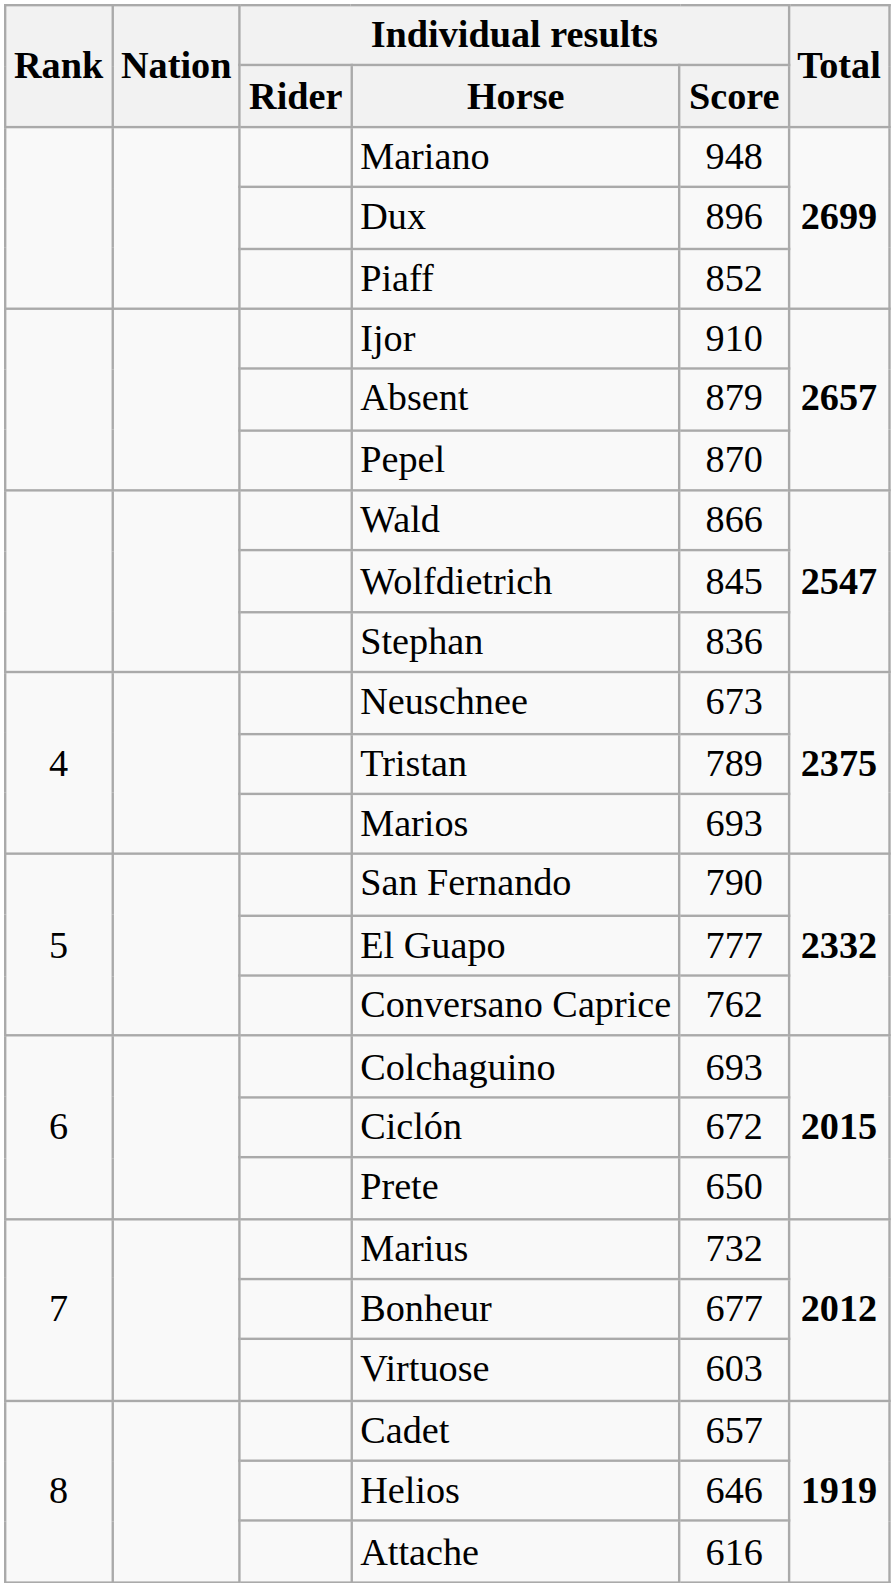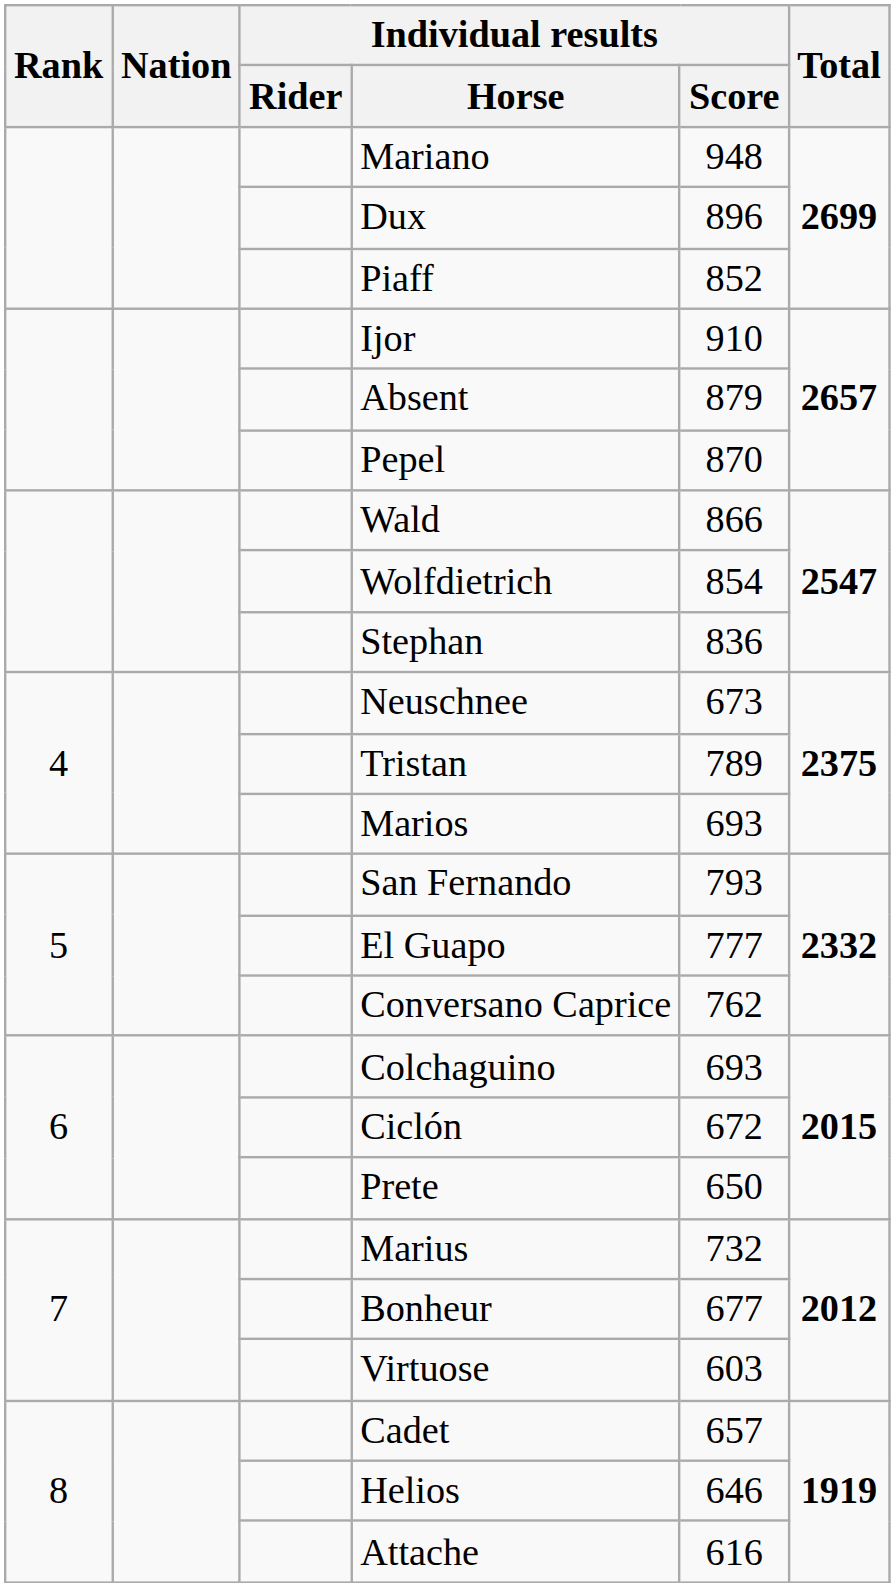(734, 580) 845 -> (734, 580) 854
(734, 883) 790 -> (734, 883) 793
